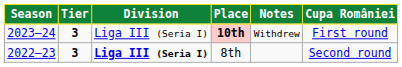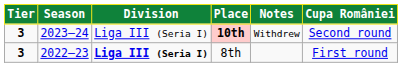columns swapped: (31, 14) <-> (75, 14)
(350, 33) First round -> (350, 33) Second round
(350, 52) Second round -> (350, 52) First round
